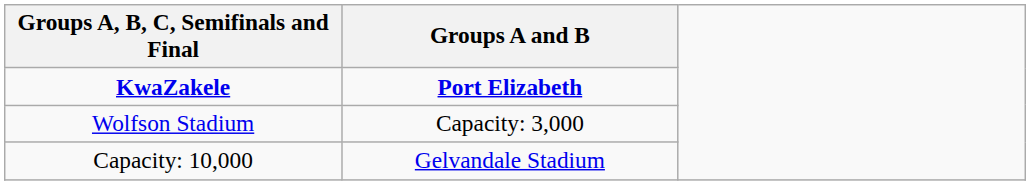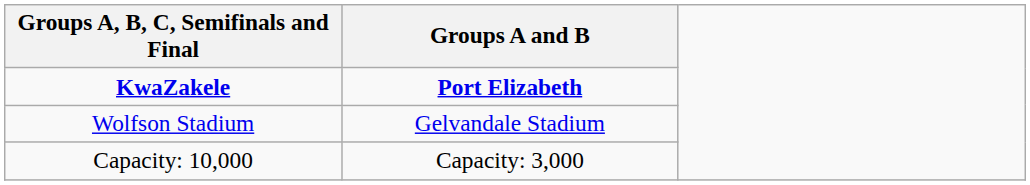(510, 123) Capacity: 3,000 -> (510, 123) Gelvandale Stadium
(510, 160) Gelvandale Stadium -> (510, 160) Capacity: 3,000
